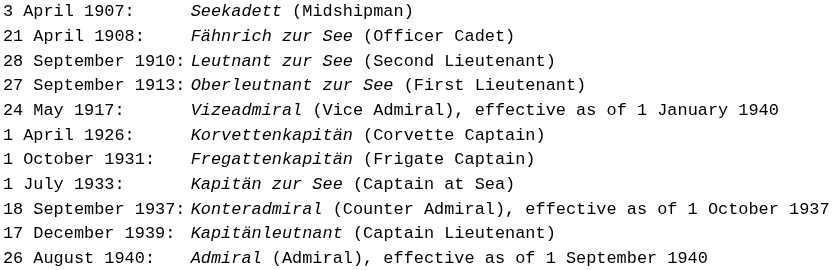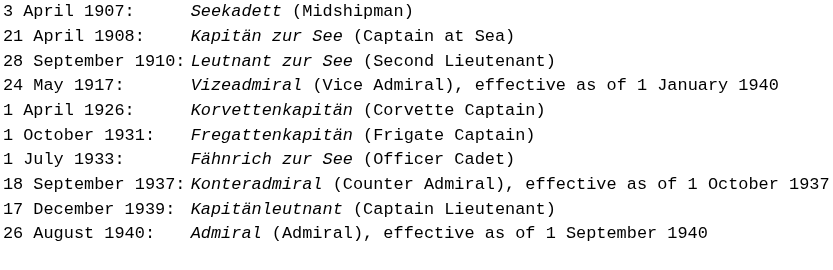(353, 36) Fähnrich zur See (Officer Cadet) -> (353, 36) Kapitän zur See (Captain at Sea)
- row: (94, 86)
(353, 185) Kapitän zur See (Captain at Sea) -> (353, 160) Fähnrich zur See (Officer Cadet)
